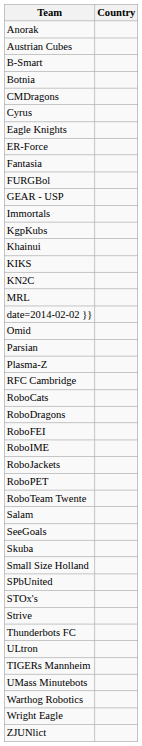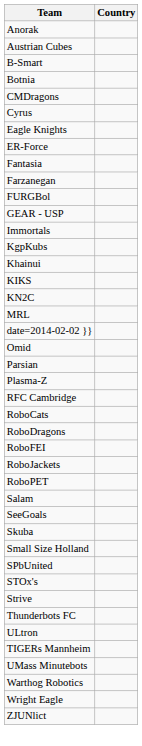+ row: (31, 180)
- row: (28, 448)
- row: (47, 498)
